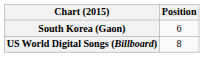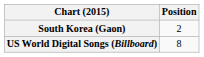(179, 28) 6 -> (179, 28) 2
